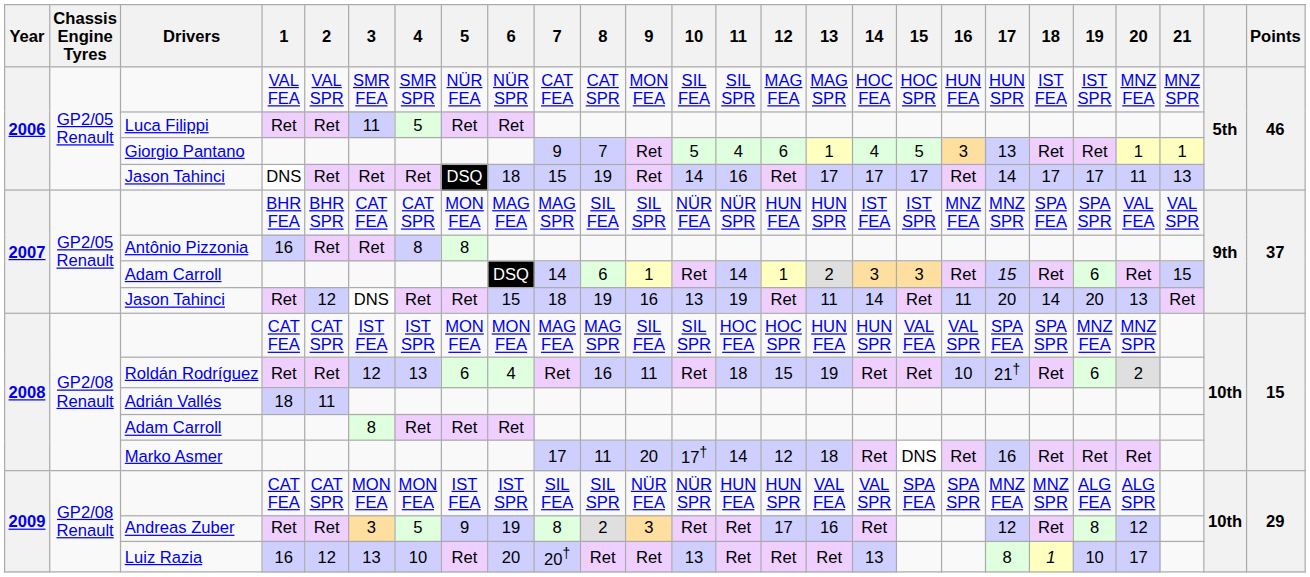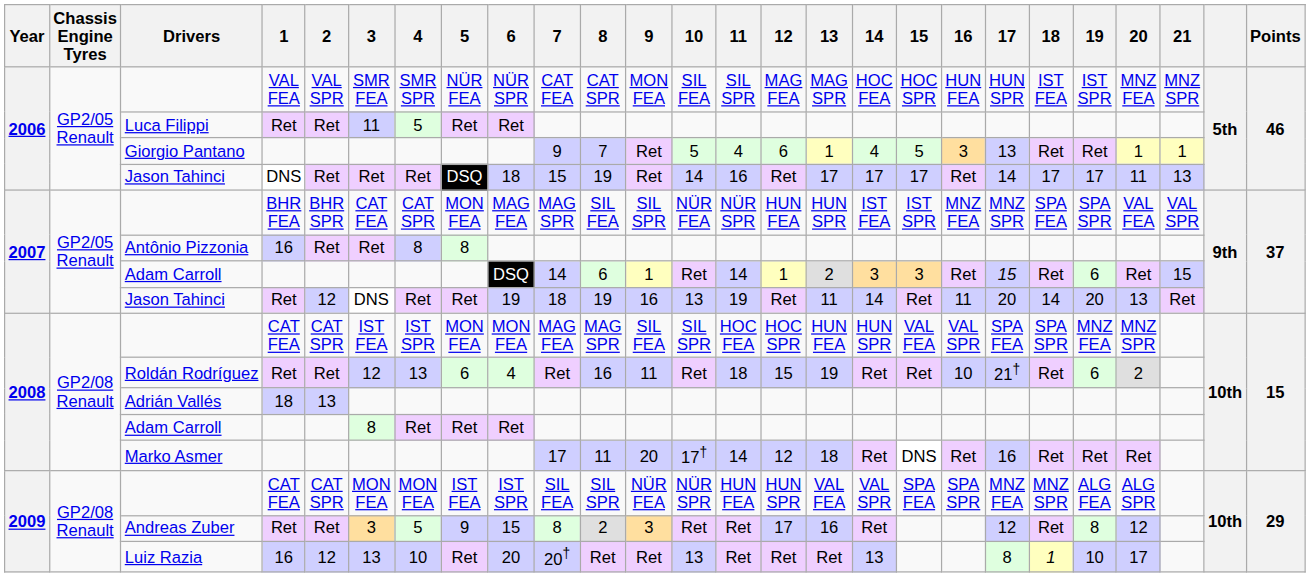(511, 300) 15 -> (511, 300) 19
(327, 401) 11 -> (327, 401) 13
(511, 528) 19 -> (511, 528) 15
